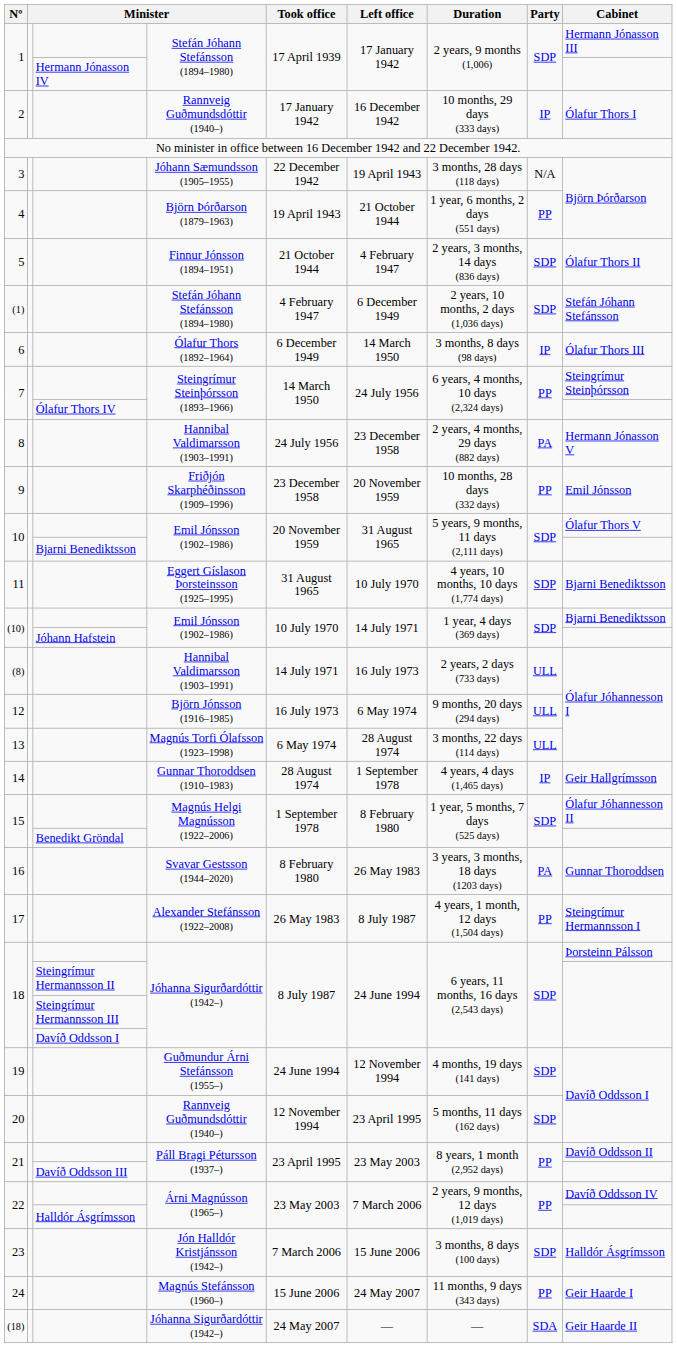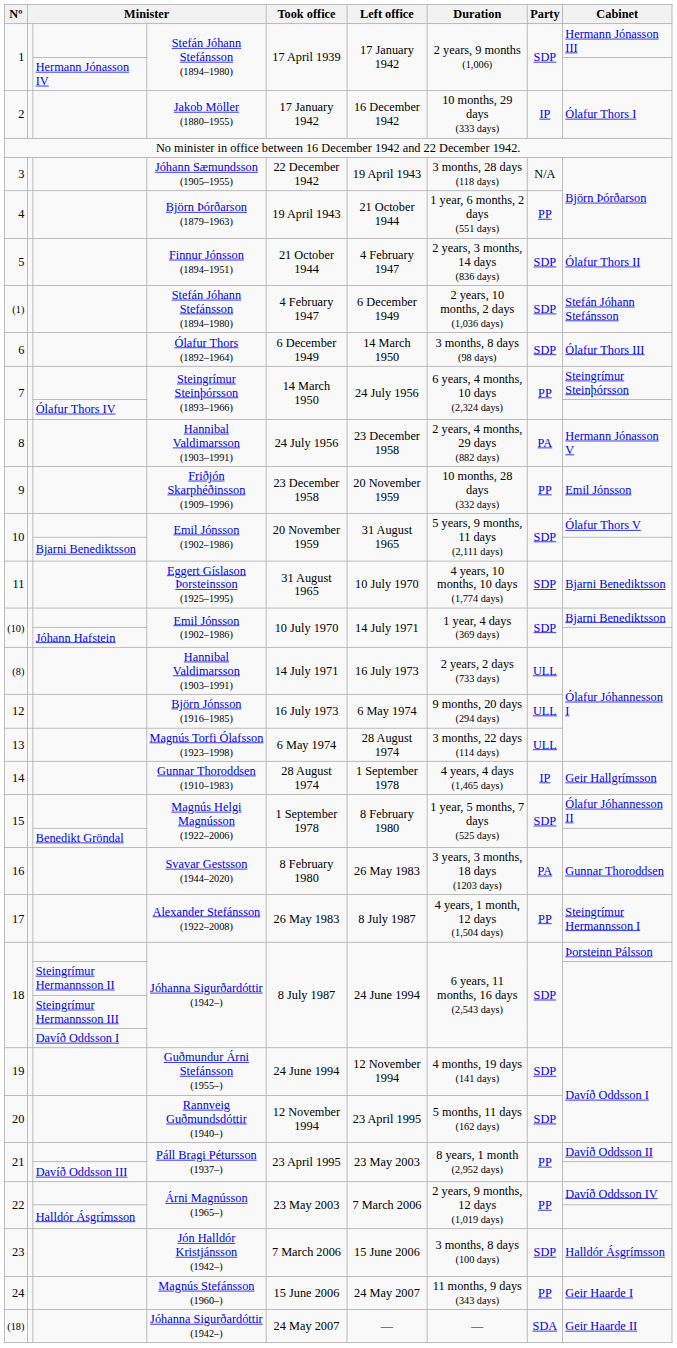(206, 114) Rannveig Guðmundsdóttir (1940–) -> (206, 114) Jakob Möller (1880–1955)
(545, 349) IP -> (545, 349) SDP
